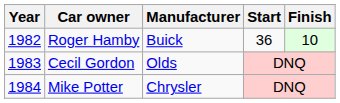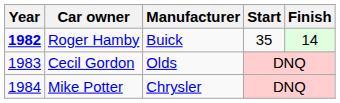(24, 40) normal -> (24, 40) bold
(264, 40) 36 -> (264, 40) 35
(310, 40) 10 -> (310, 40) 14
